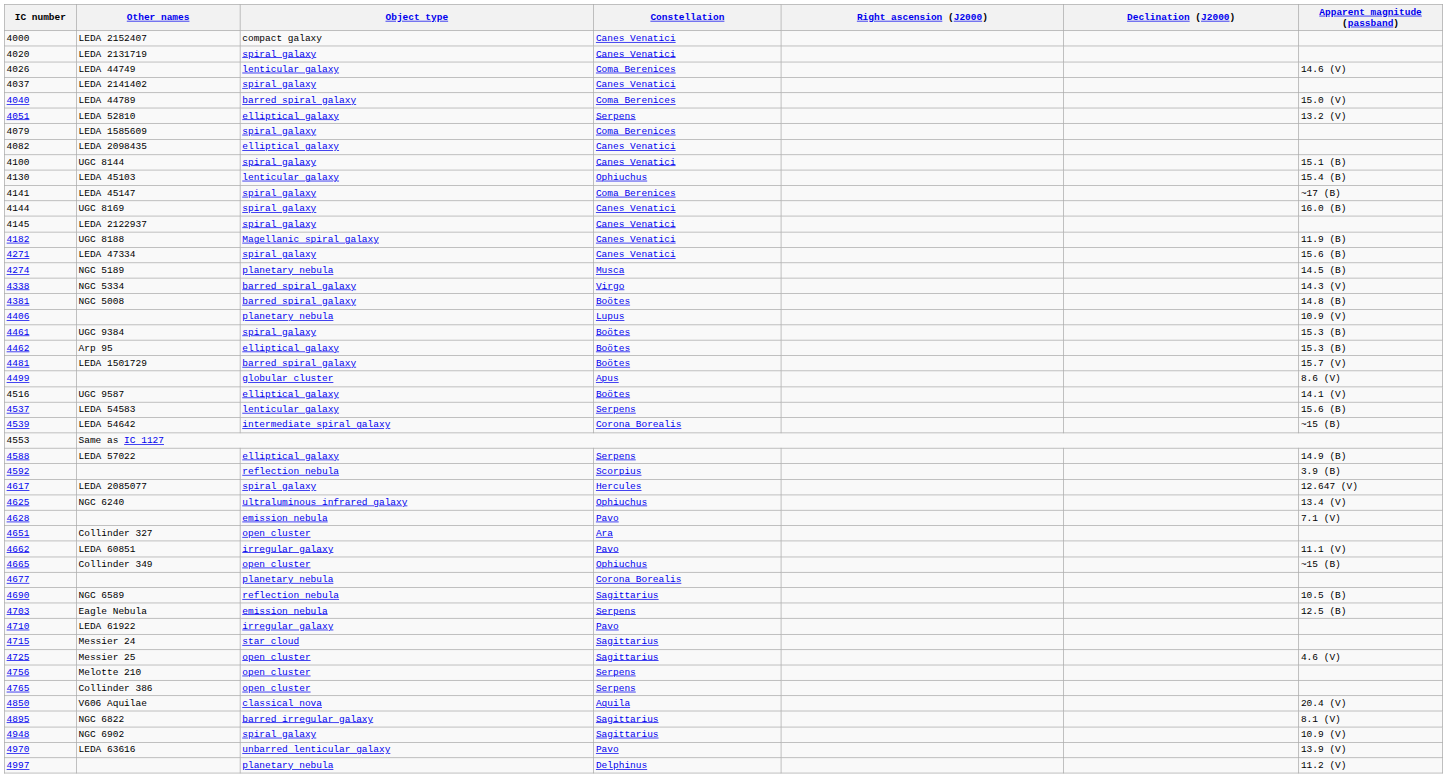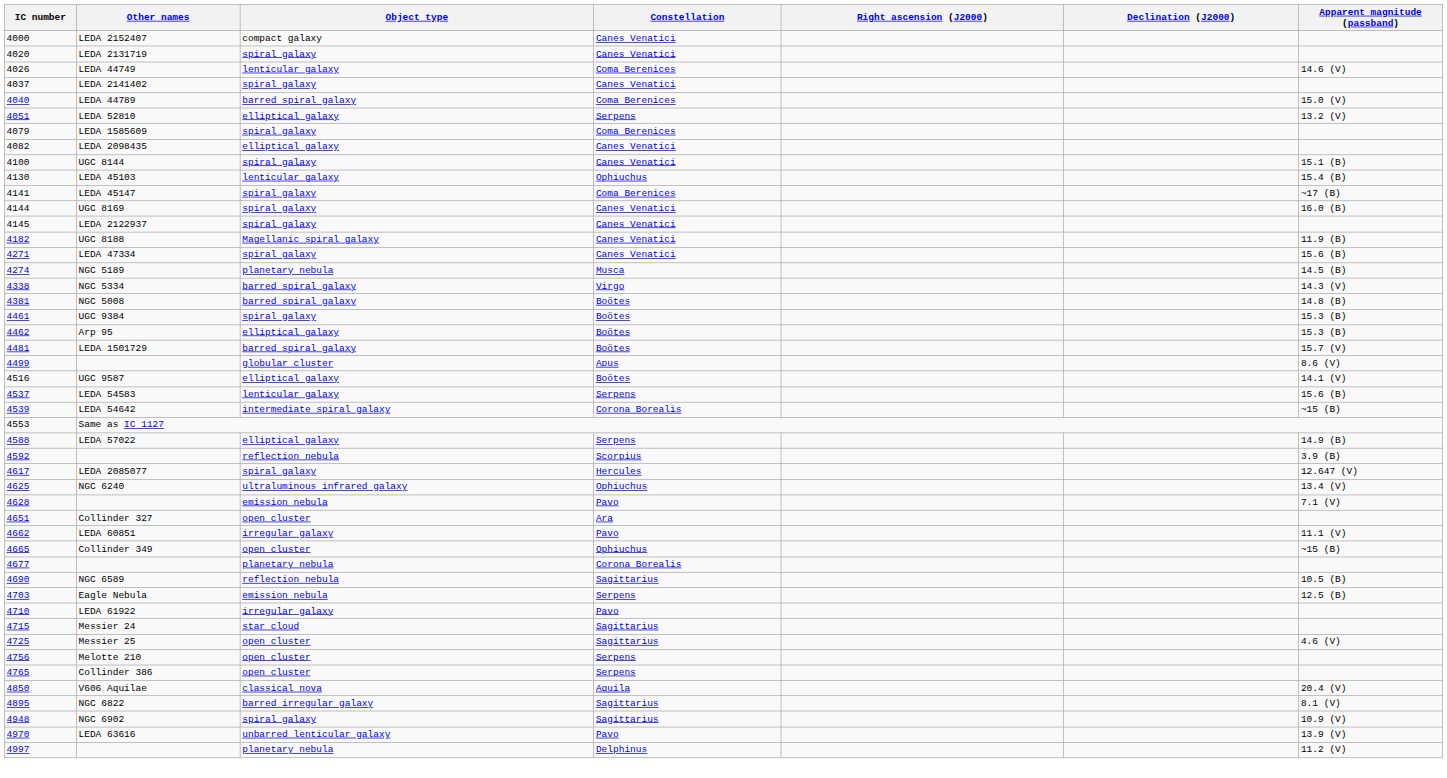- row: (18, 317)
